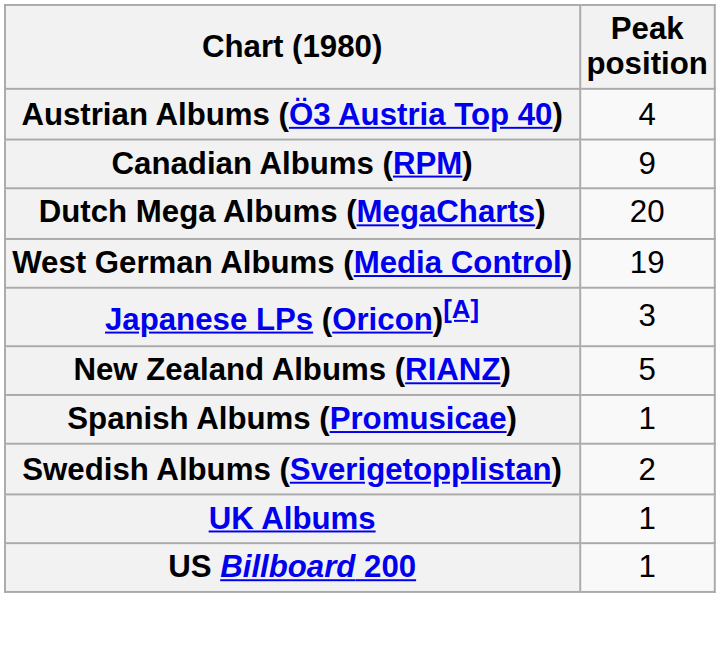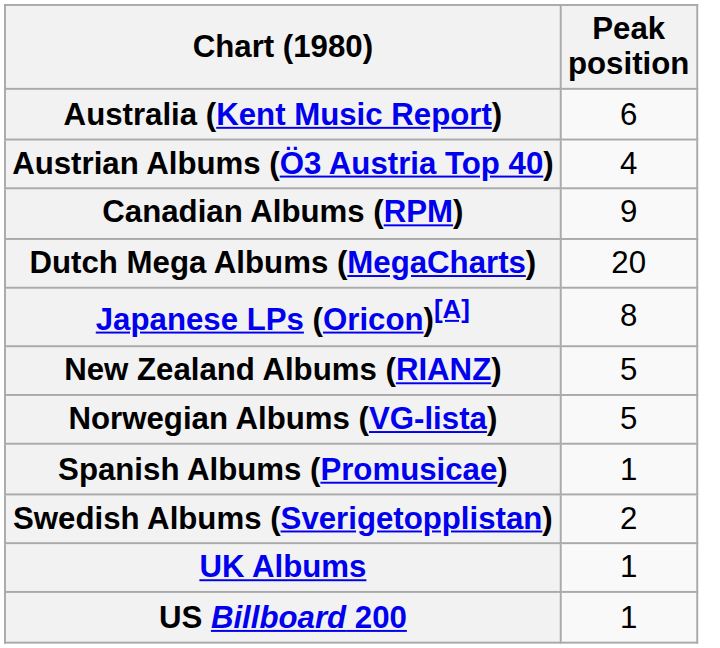+ row: (283, 113)
- row: (292, 262)
(647, 315) 3 -> (629, 315) 8
+ row: (283, 419)
